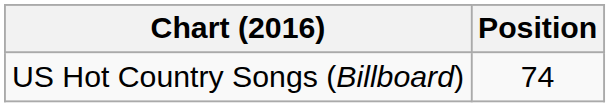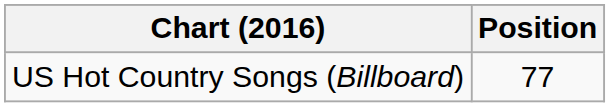(538, 76) 74 -> (538, 76) 77
